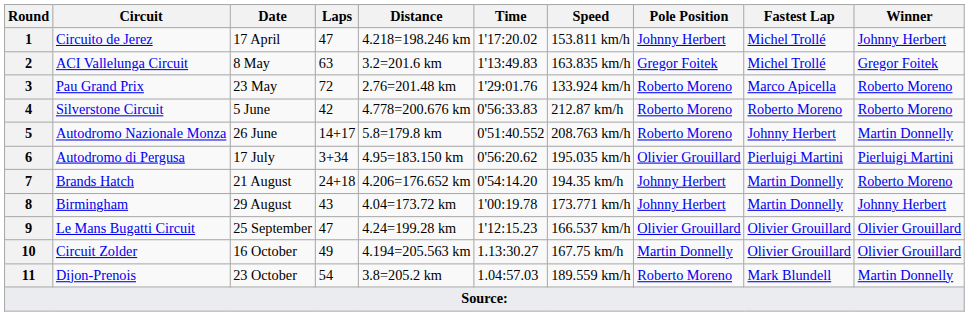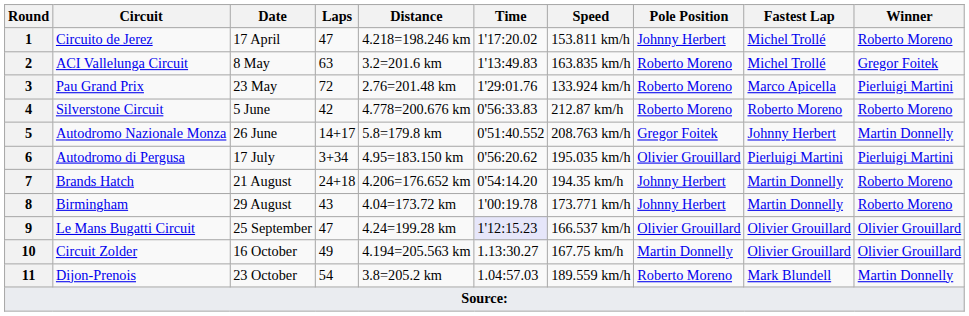(902, 39) Johnny Herbert -> (905, 39) Roberto Moreno
(678, 62) Gregor Foitek -> (685, 62) Roberto Moreno
(905, 86) Roberto Moreno -> (905, 86) Pierluigi Martini
(685, 133) Roberto Moreno -> (678, 133) Gregor Foitek
(902, 204) Johnny Herbert -> (905, 204) Roberto Moreno
(507, 227) no background -> (507, 227) lavender background
